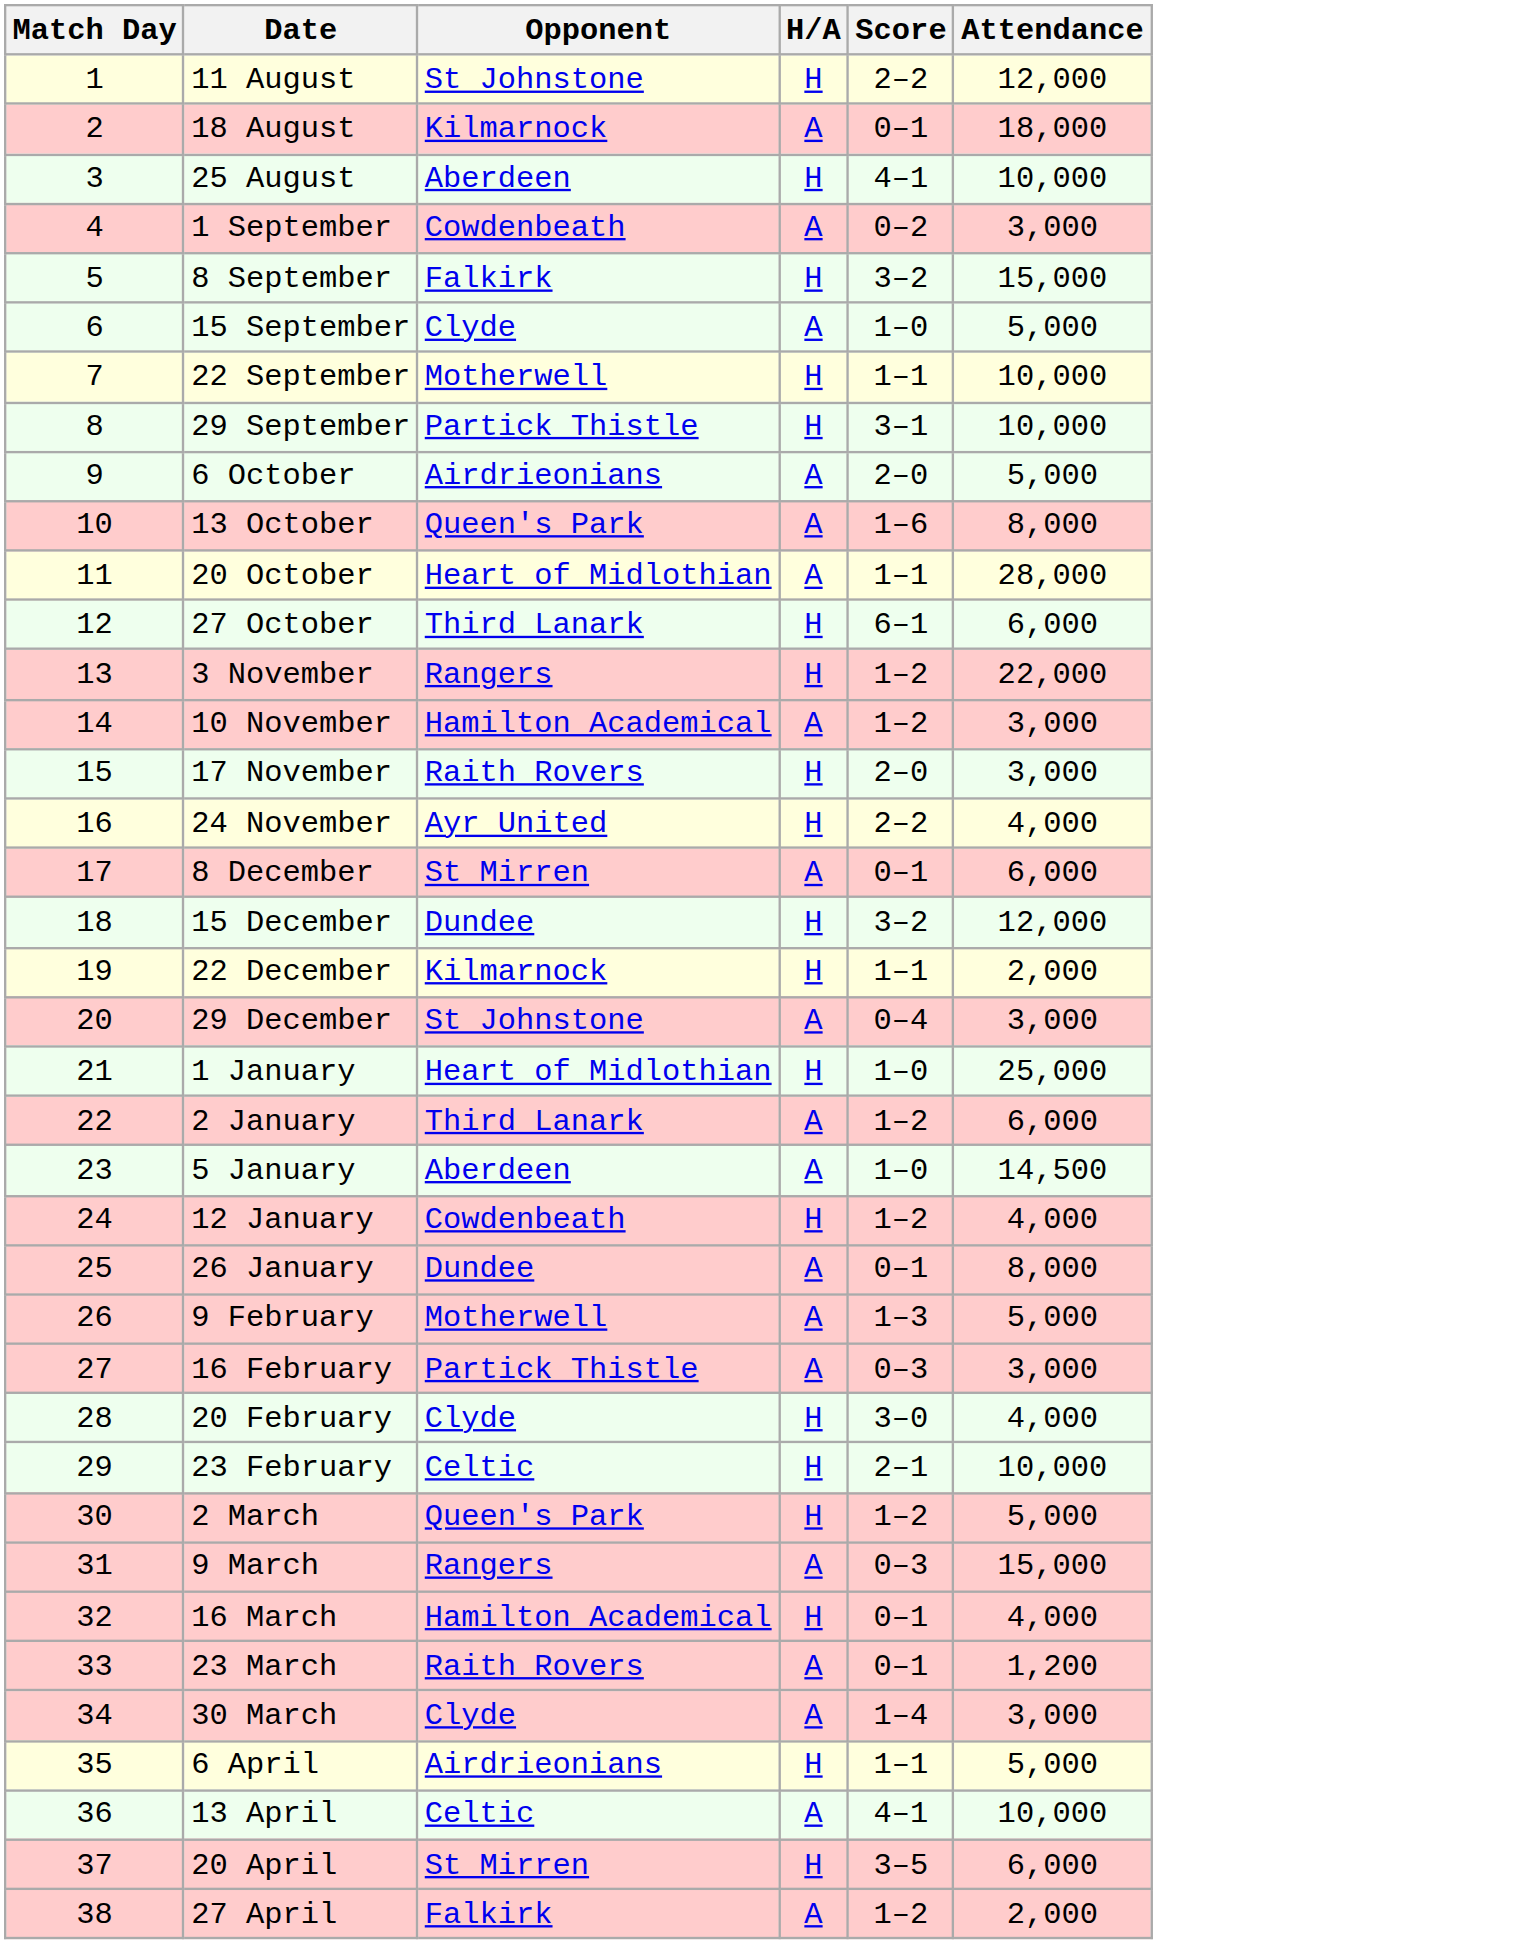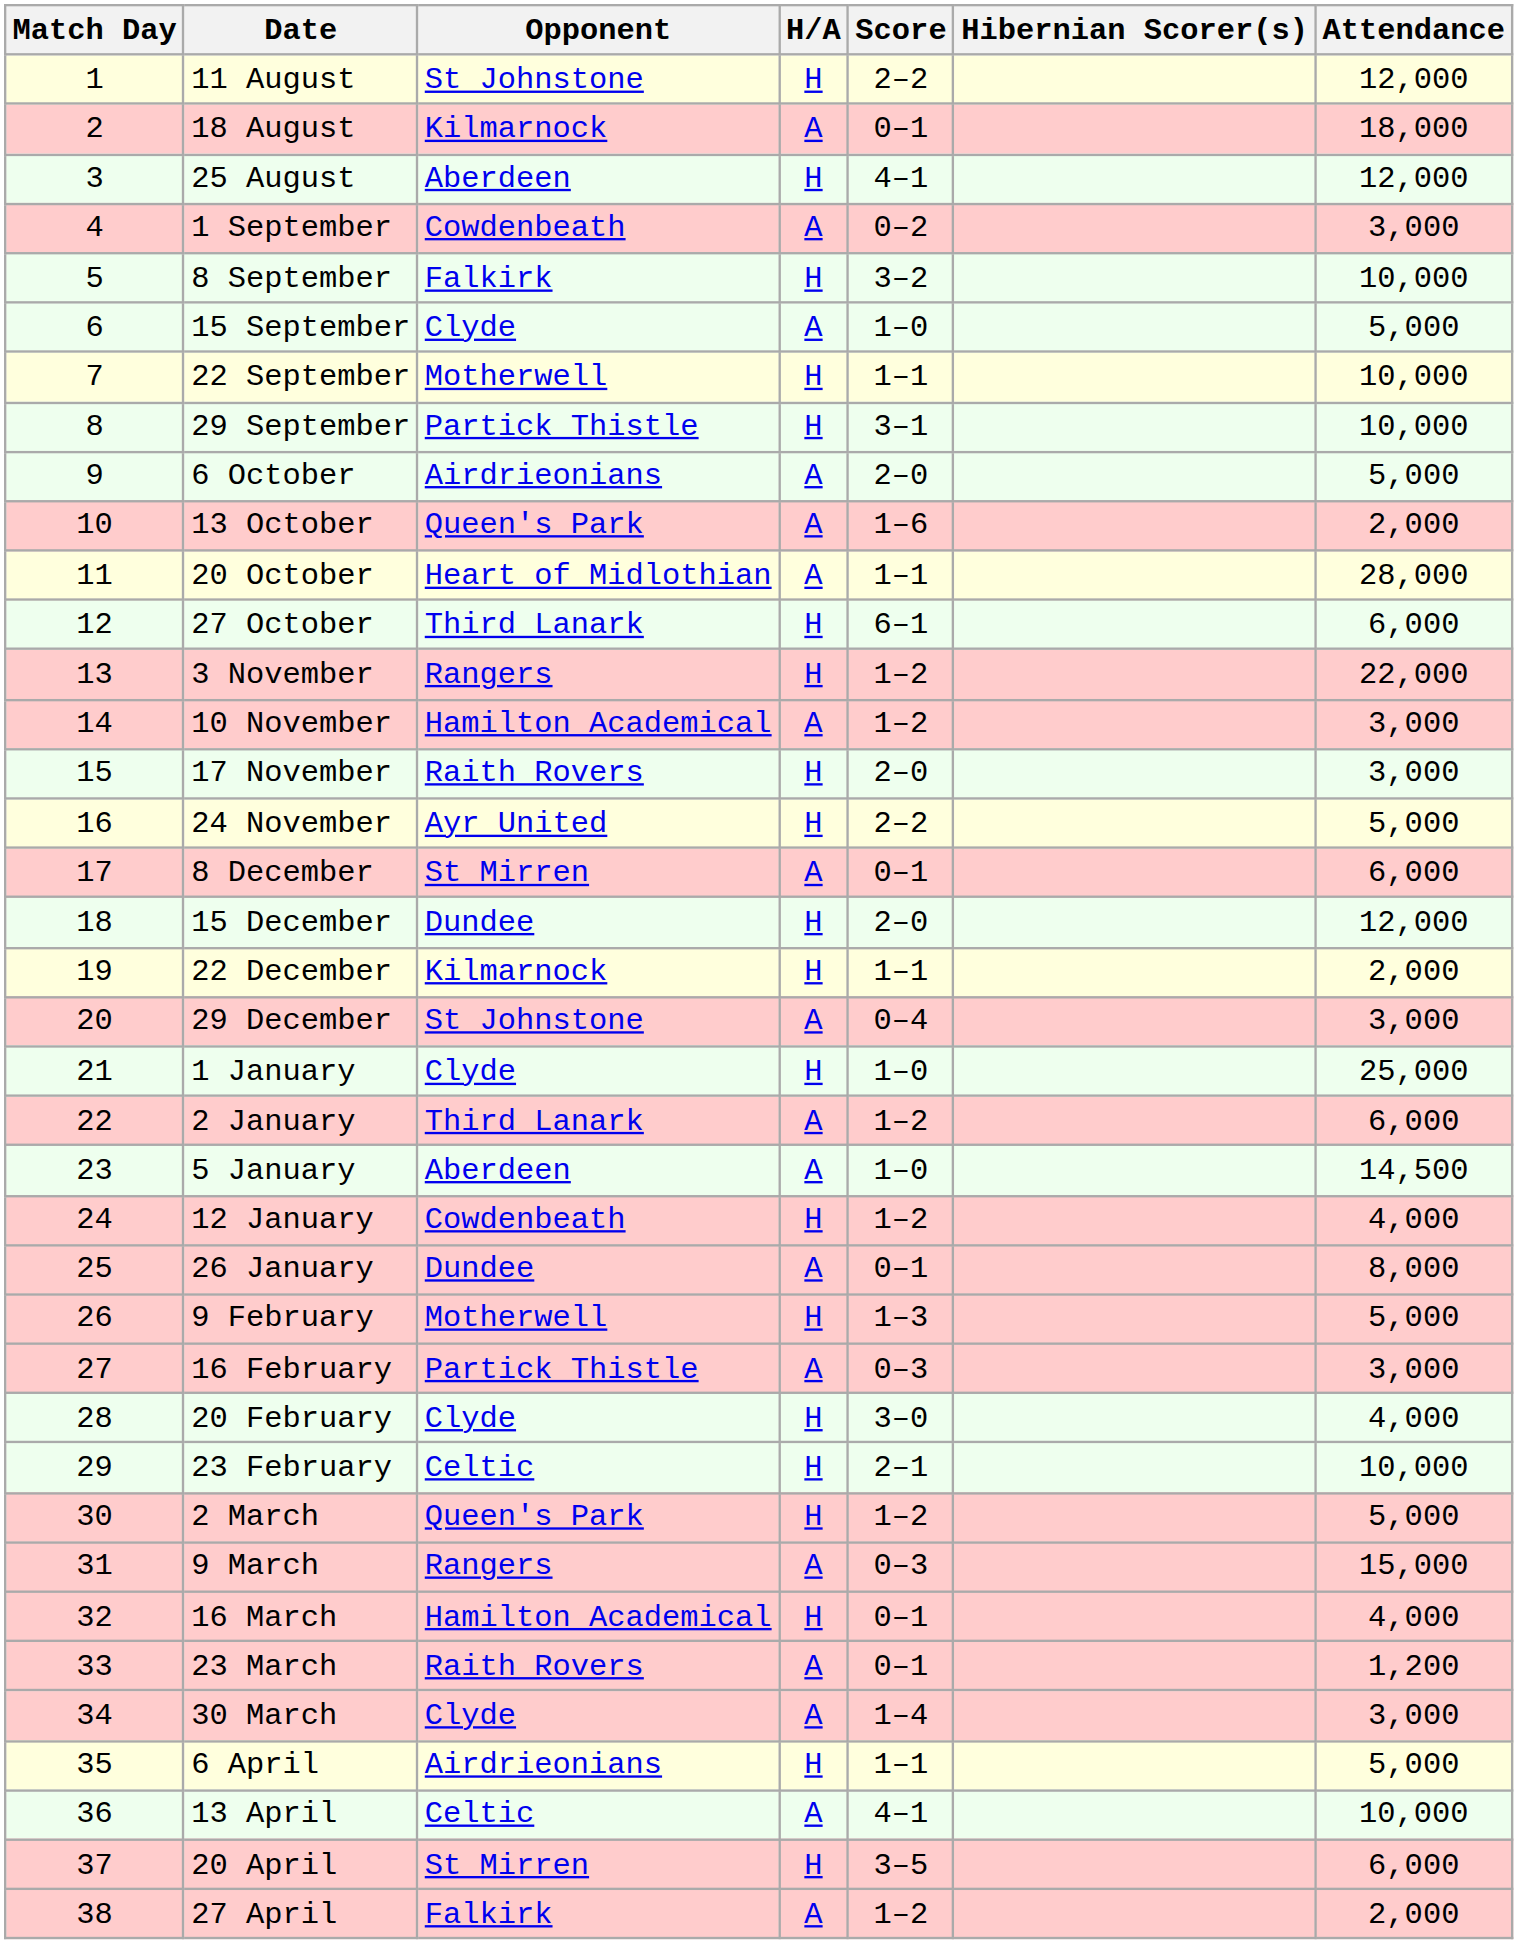+ column: (1135, 30)
(1052, 179) 10,000 -> (1414, 179) 12,000
(1052, 278) 15,000 -> (1414, 278) 10,000
(1052, 526) 8,000 -> (1414, 526) 2,000
(1052, 823) 4,000 -> (1414, 823) 5,000
(901, 922) 3–2 -> (901, 922) 2–0
(598, 1071) Heart of Midlothian -> (470, 1071) Clyde
(813, 1319) A -> (813, 1319) H
